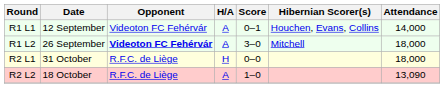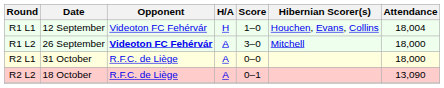(225, 28) A -> (225, 28) H
(252, 28) 0–1 -> (252, 28) 1–0
(410, 28) 14,000 -> (410, 28) 18,004
(225, 59) H -> (225, 59) A
(252, 75) 1–0 -> (252, 75) 0–1
